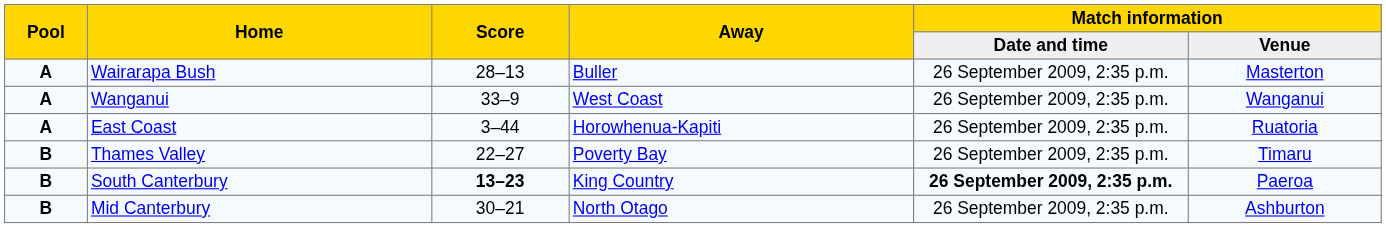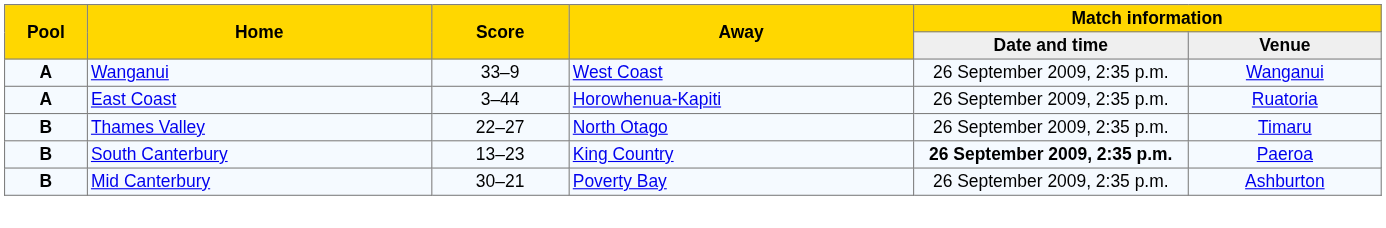- row: (153, 72)
(620, 154) Poverty Bay -> (620, 127) North Otago
(500, 181) bold -> (500, 154) normal
(620, 208) North Otago -> (620, 181) Poverty Bay
